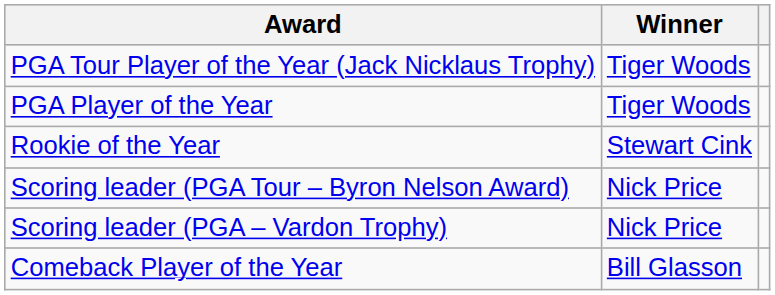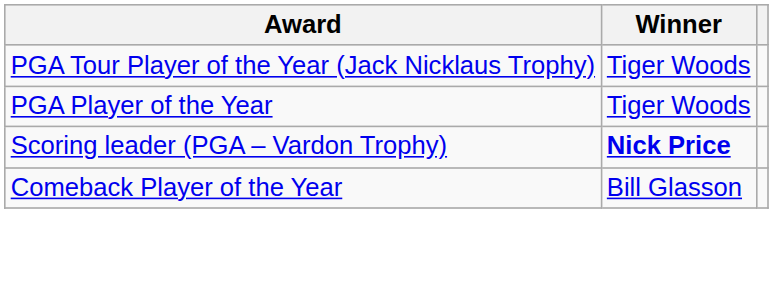- row: (115, 146)
- row: (290, 187)
(664, 227) normal -> (669, 146) bold
